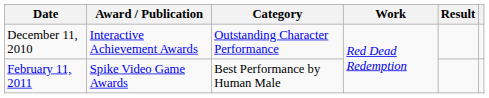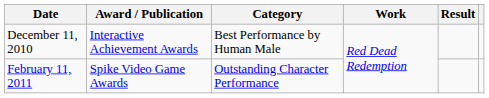(271, 41) Outstanding Character Performance -> (267, 41) Best Performance by Human Male
(267, 75) Best Performance by Human Male -> (271, 75) Outstanding Character Performance
